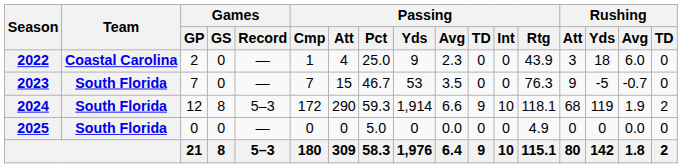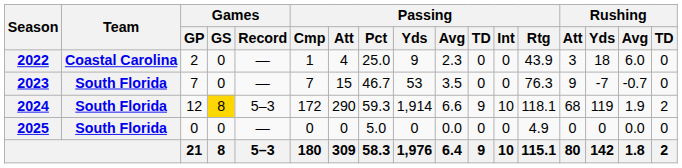(602, 83) -5 -> (602, 83) -7
(221, 106) no background -> (221, 106) gold background
